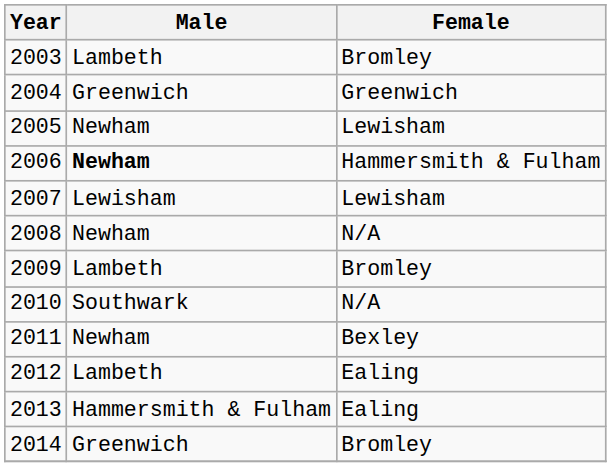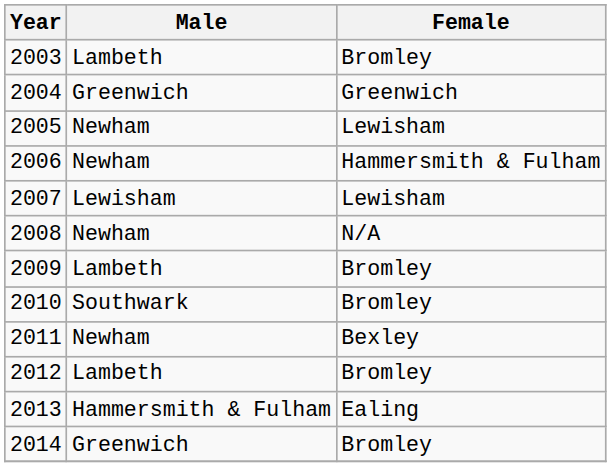(111, 163) bold -> (111, 163) normal
(361, 304) N/A -> (387, 304) Bromley
(380, 374) Ealing -> (387, 374) Bromley
